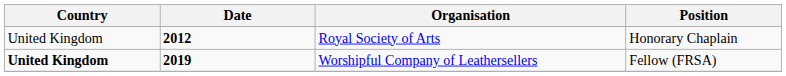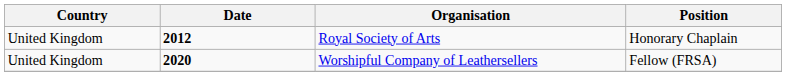(58, 60) bold -> (55, 60) normal
(177, 60) 2019 -> (177, 60) 2020
